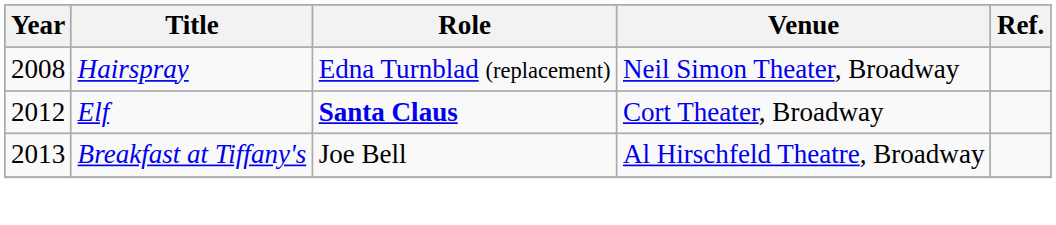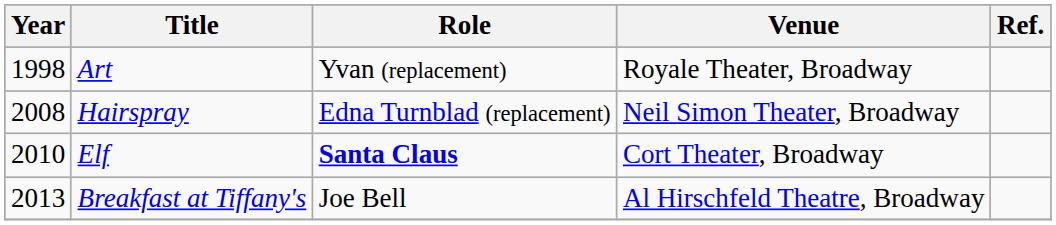+ row: (95, 68)
(38, 111) 2012 -> (38, 154) 2010
